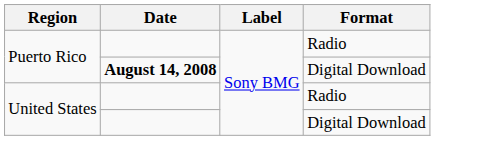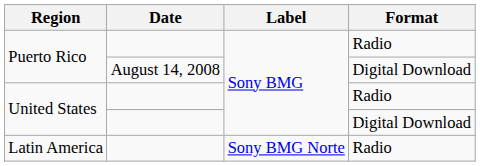(160, 69) bold -> (165, 69) normal
+ row: (56, 148)
